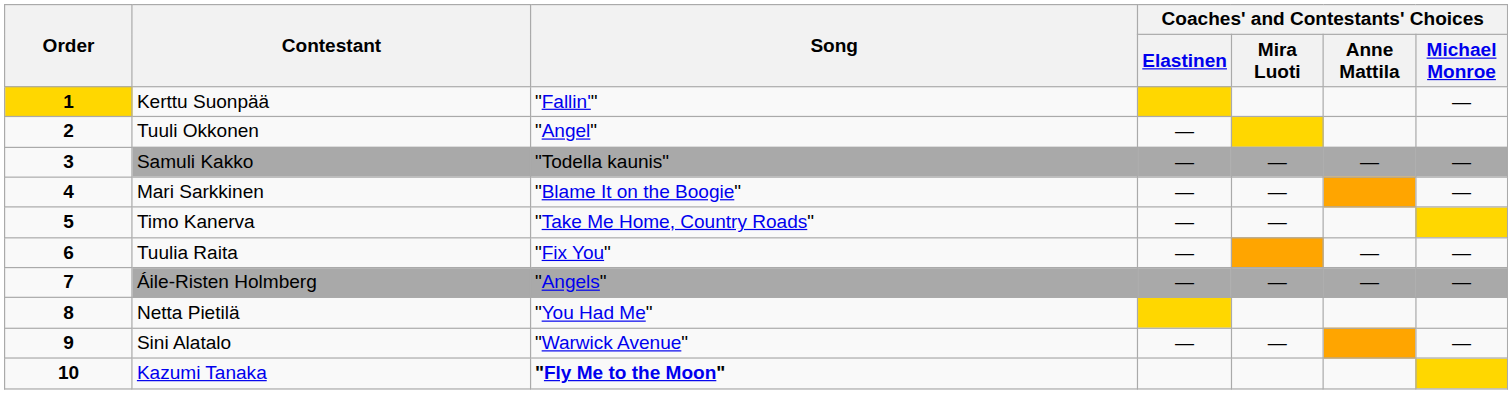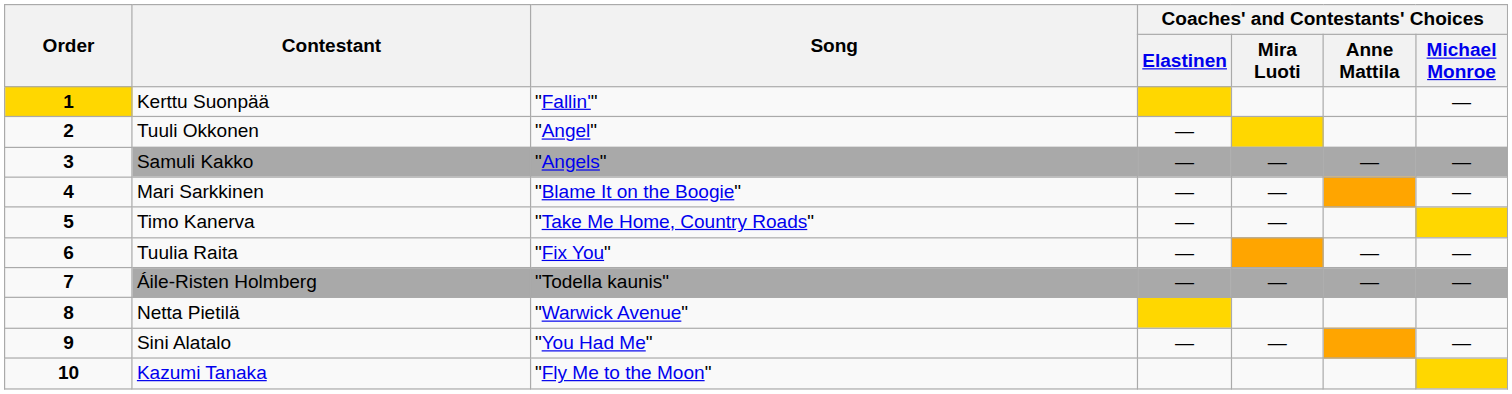(602, 161) "Todella kaunis" -> (571, 161) "Angels"
(571, 282) "Angels" -> (602, 282) "Todella kaunis"
(594, 312) "You Had Me" -> (612, 312) "Warwick Avenue"
(612, 342) "Warwick Avenue" -> (594, 342) "You Had Me"
(630, 373) bold -> (623, 373) normal
